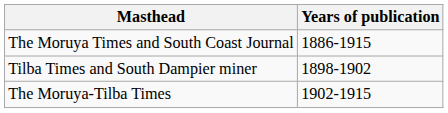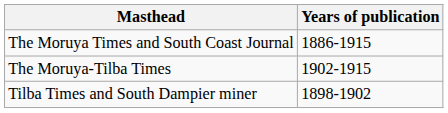rows swapped: (133, 68) <-> (90, 94)
